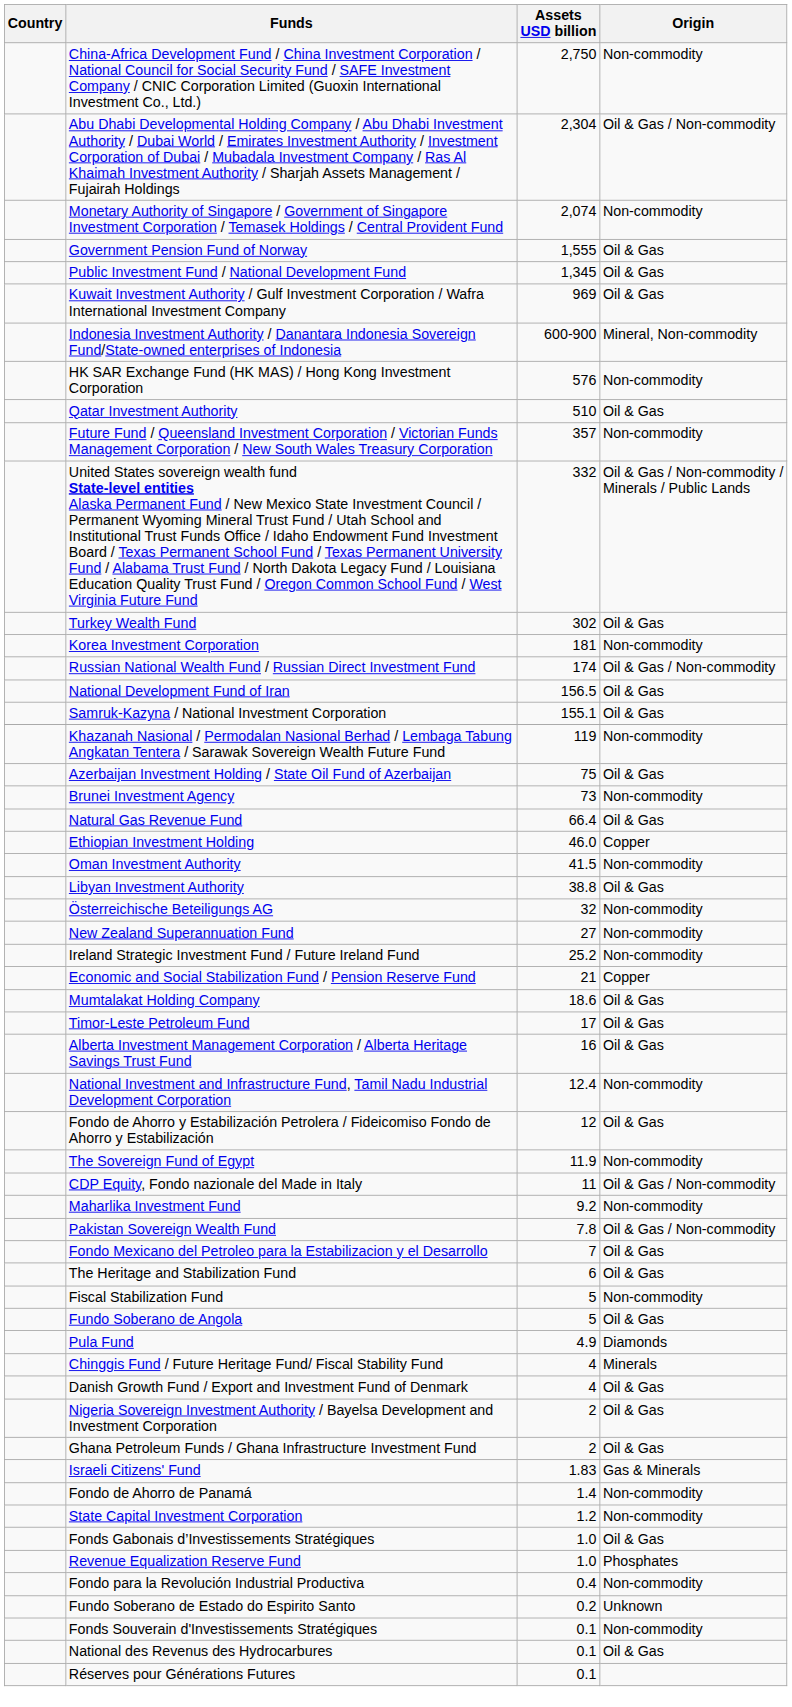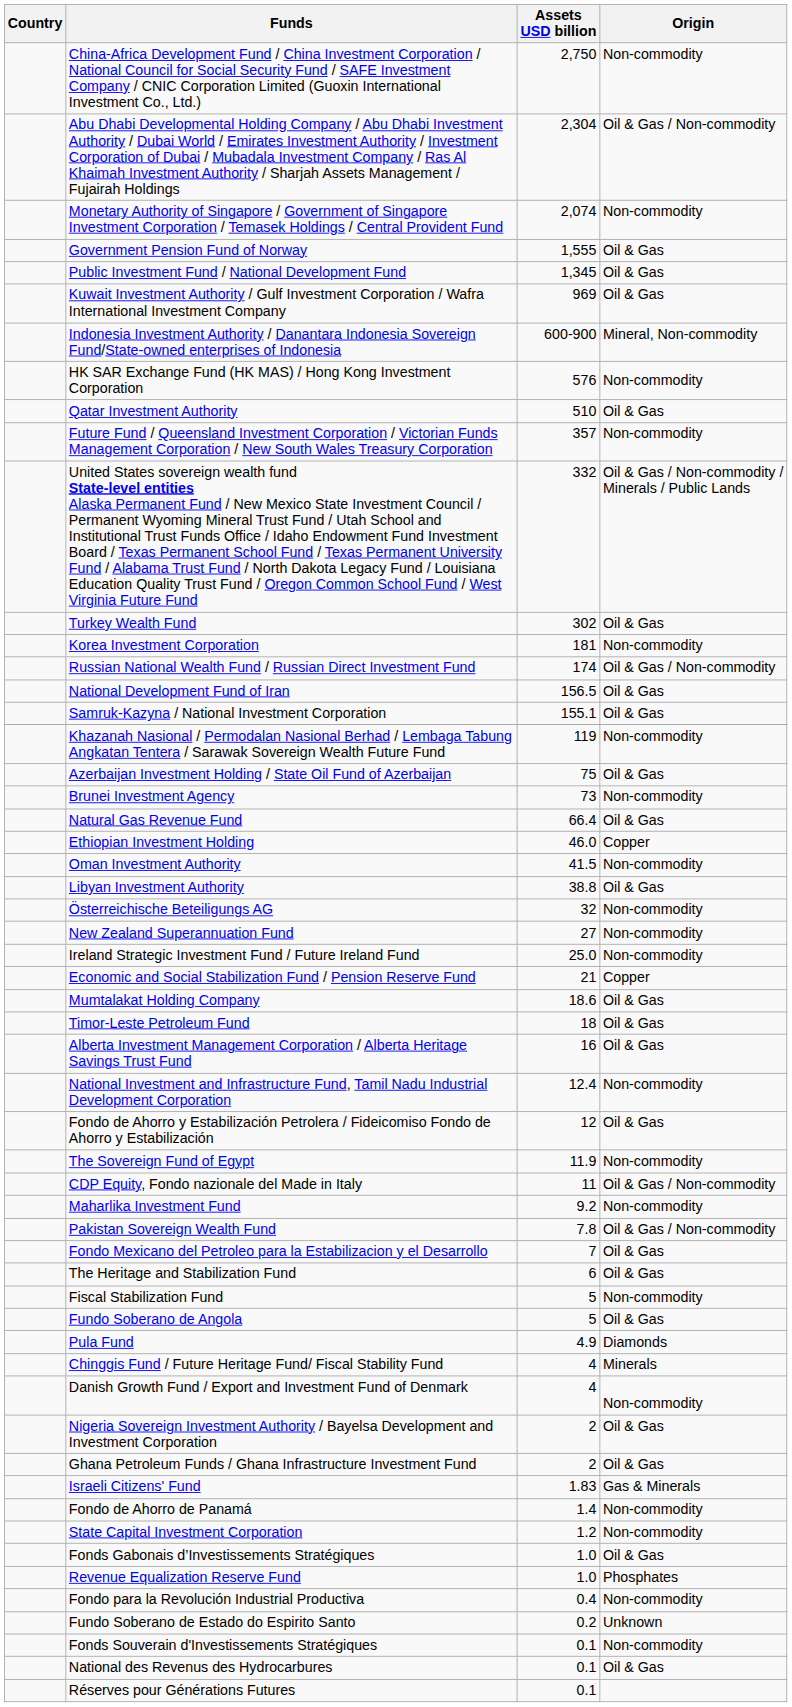(583, 955) 25.2 -> (583, 955) 25.0
(588, 1023) 17 -> (588, 1023) 18
(633, 1387) Oil & Gas -> (653, 1403) Non-commodity
